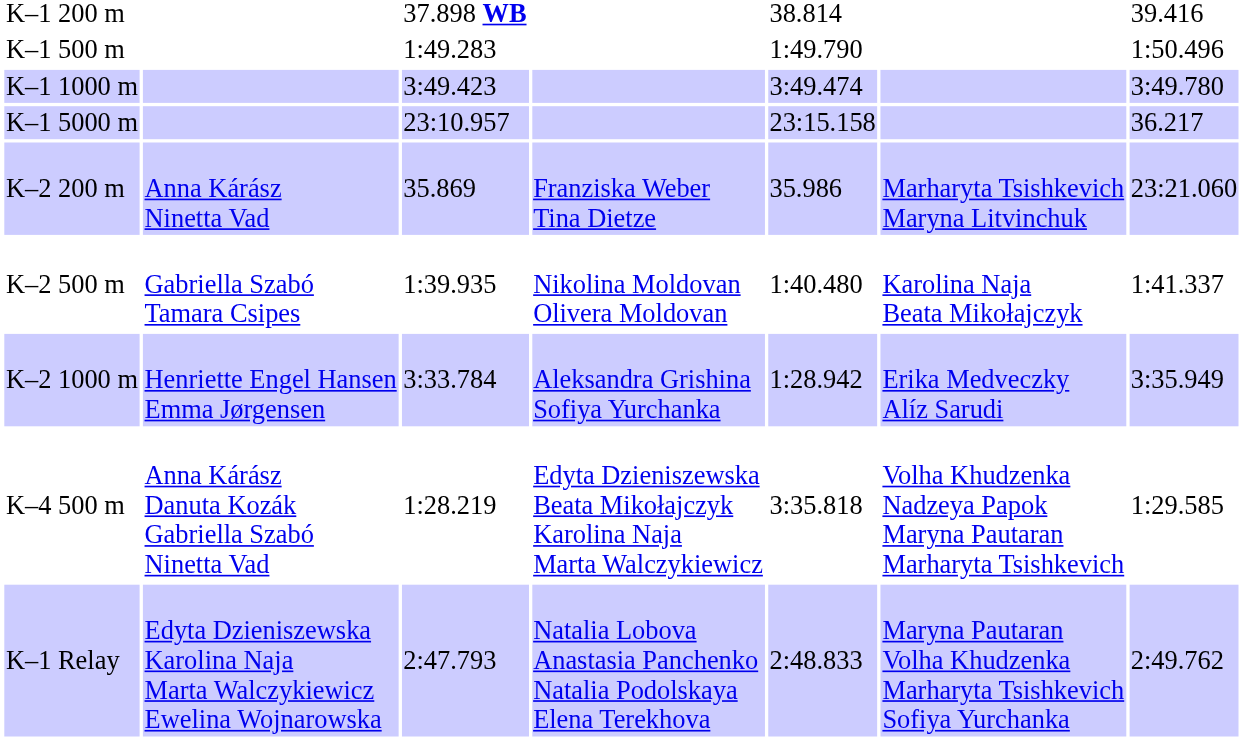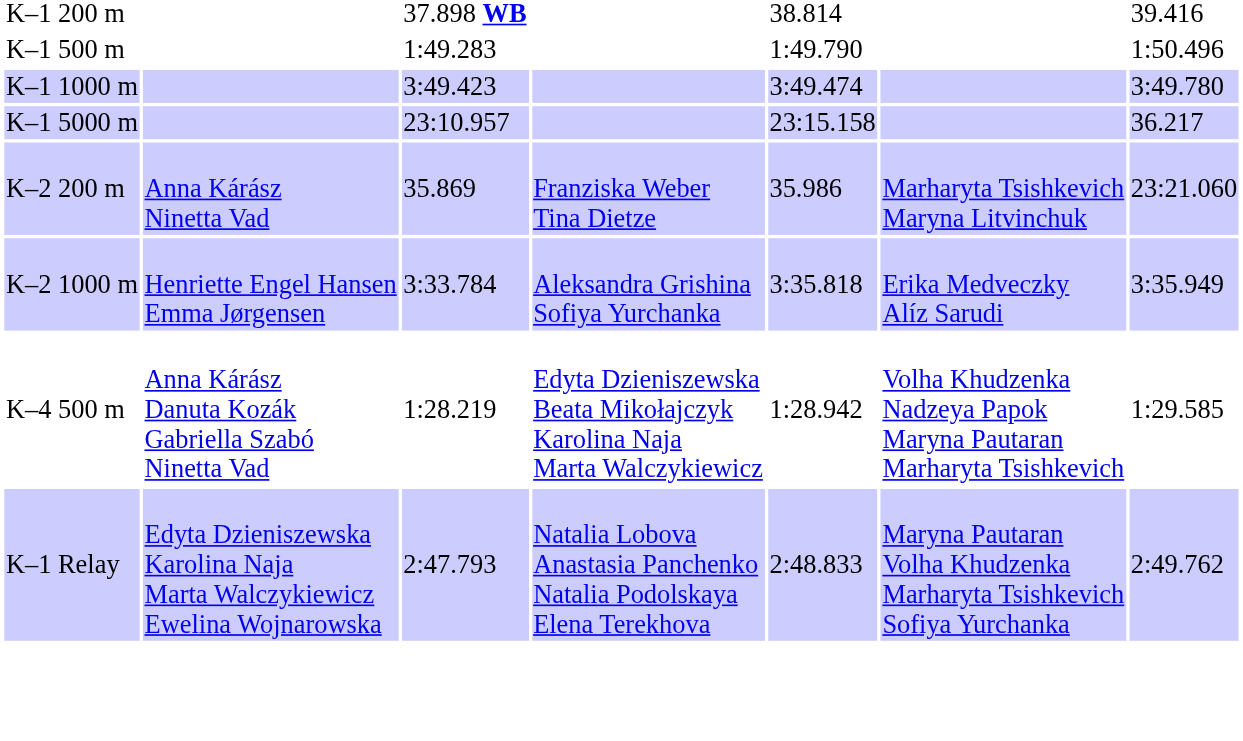- row: (65, 284)
(816, 379) 1:28.942 -> (816, 284) 3:35.818
(816, 505) 3:35.818 -> (816, 409) 1:28.942
